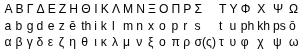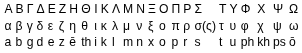rows swapped: (8, 42) <-> (8, 25)
